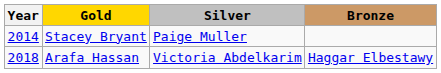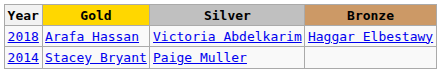rows swapped: (96, 36) <-> (92, 57)
